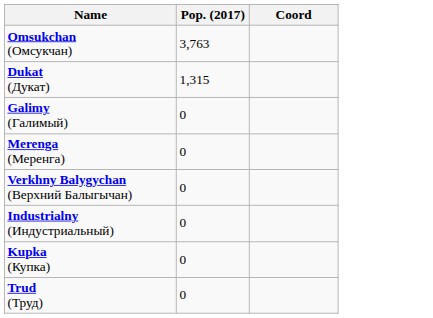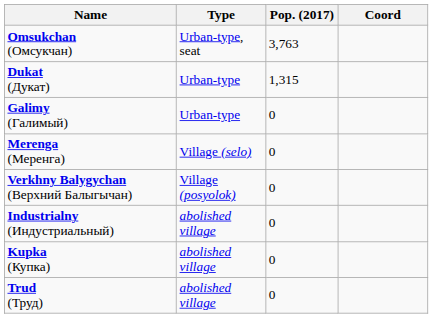+ column: (221, 15)
